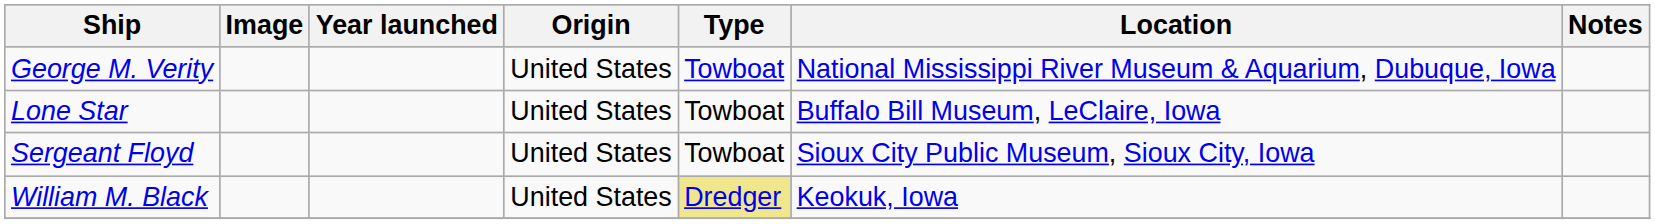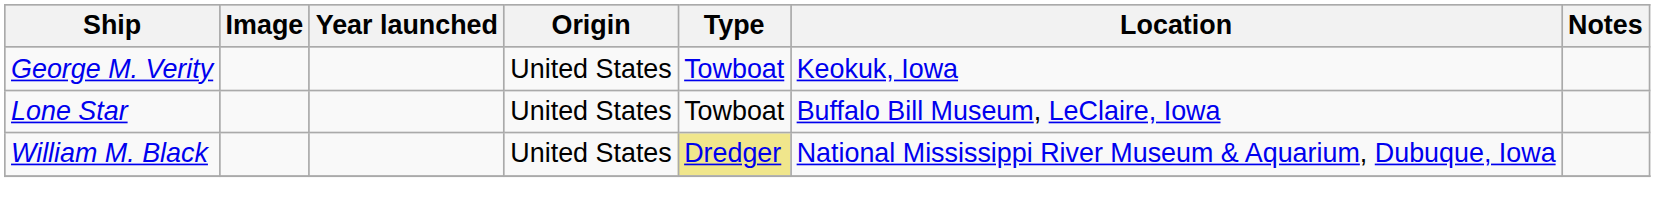(1176, 68) National Mississippi River Museum & Aquarium, Dubuque, Iowa -> (877, 68) Keokuk, Iowa
- row: (102, 153)
(877, 196) Keokuk, Iowa -> (1176, 153) National Mississippi River Museum & Aquarium, Dubuque, Iowa
